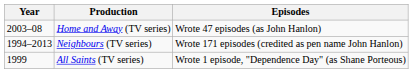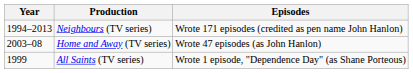rows swapped: (104, 44) <-> (114, 28)
